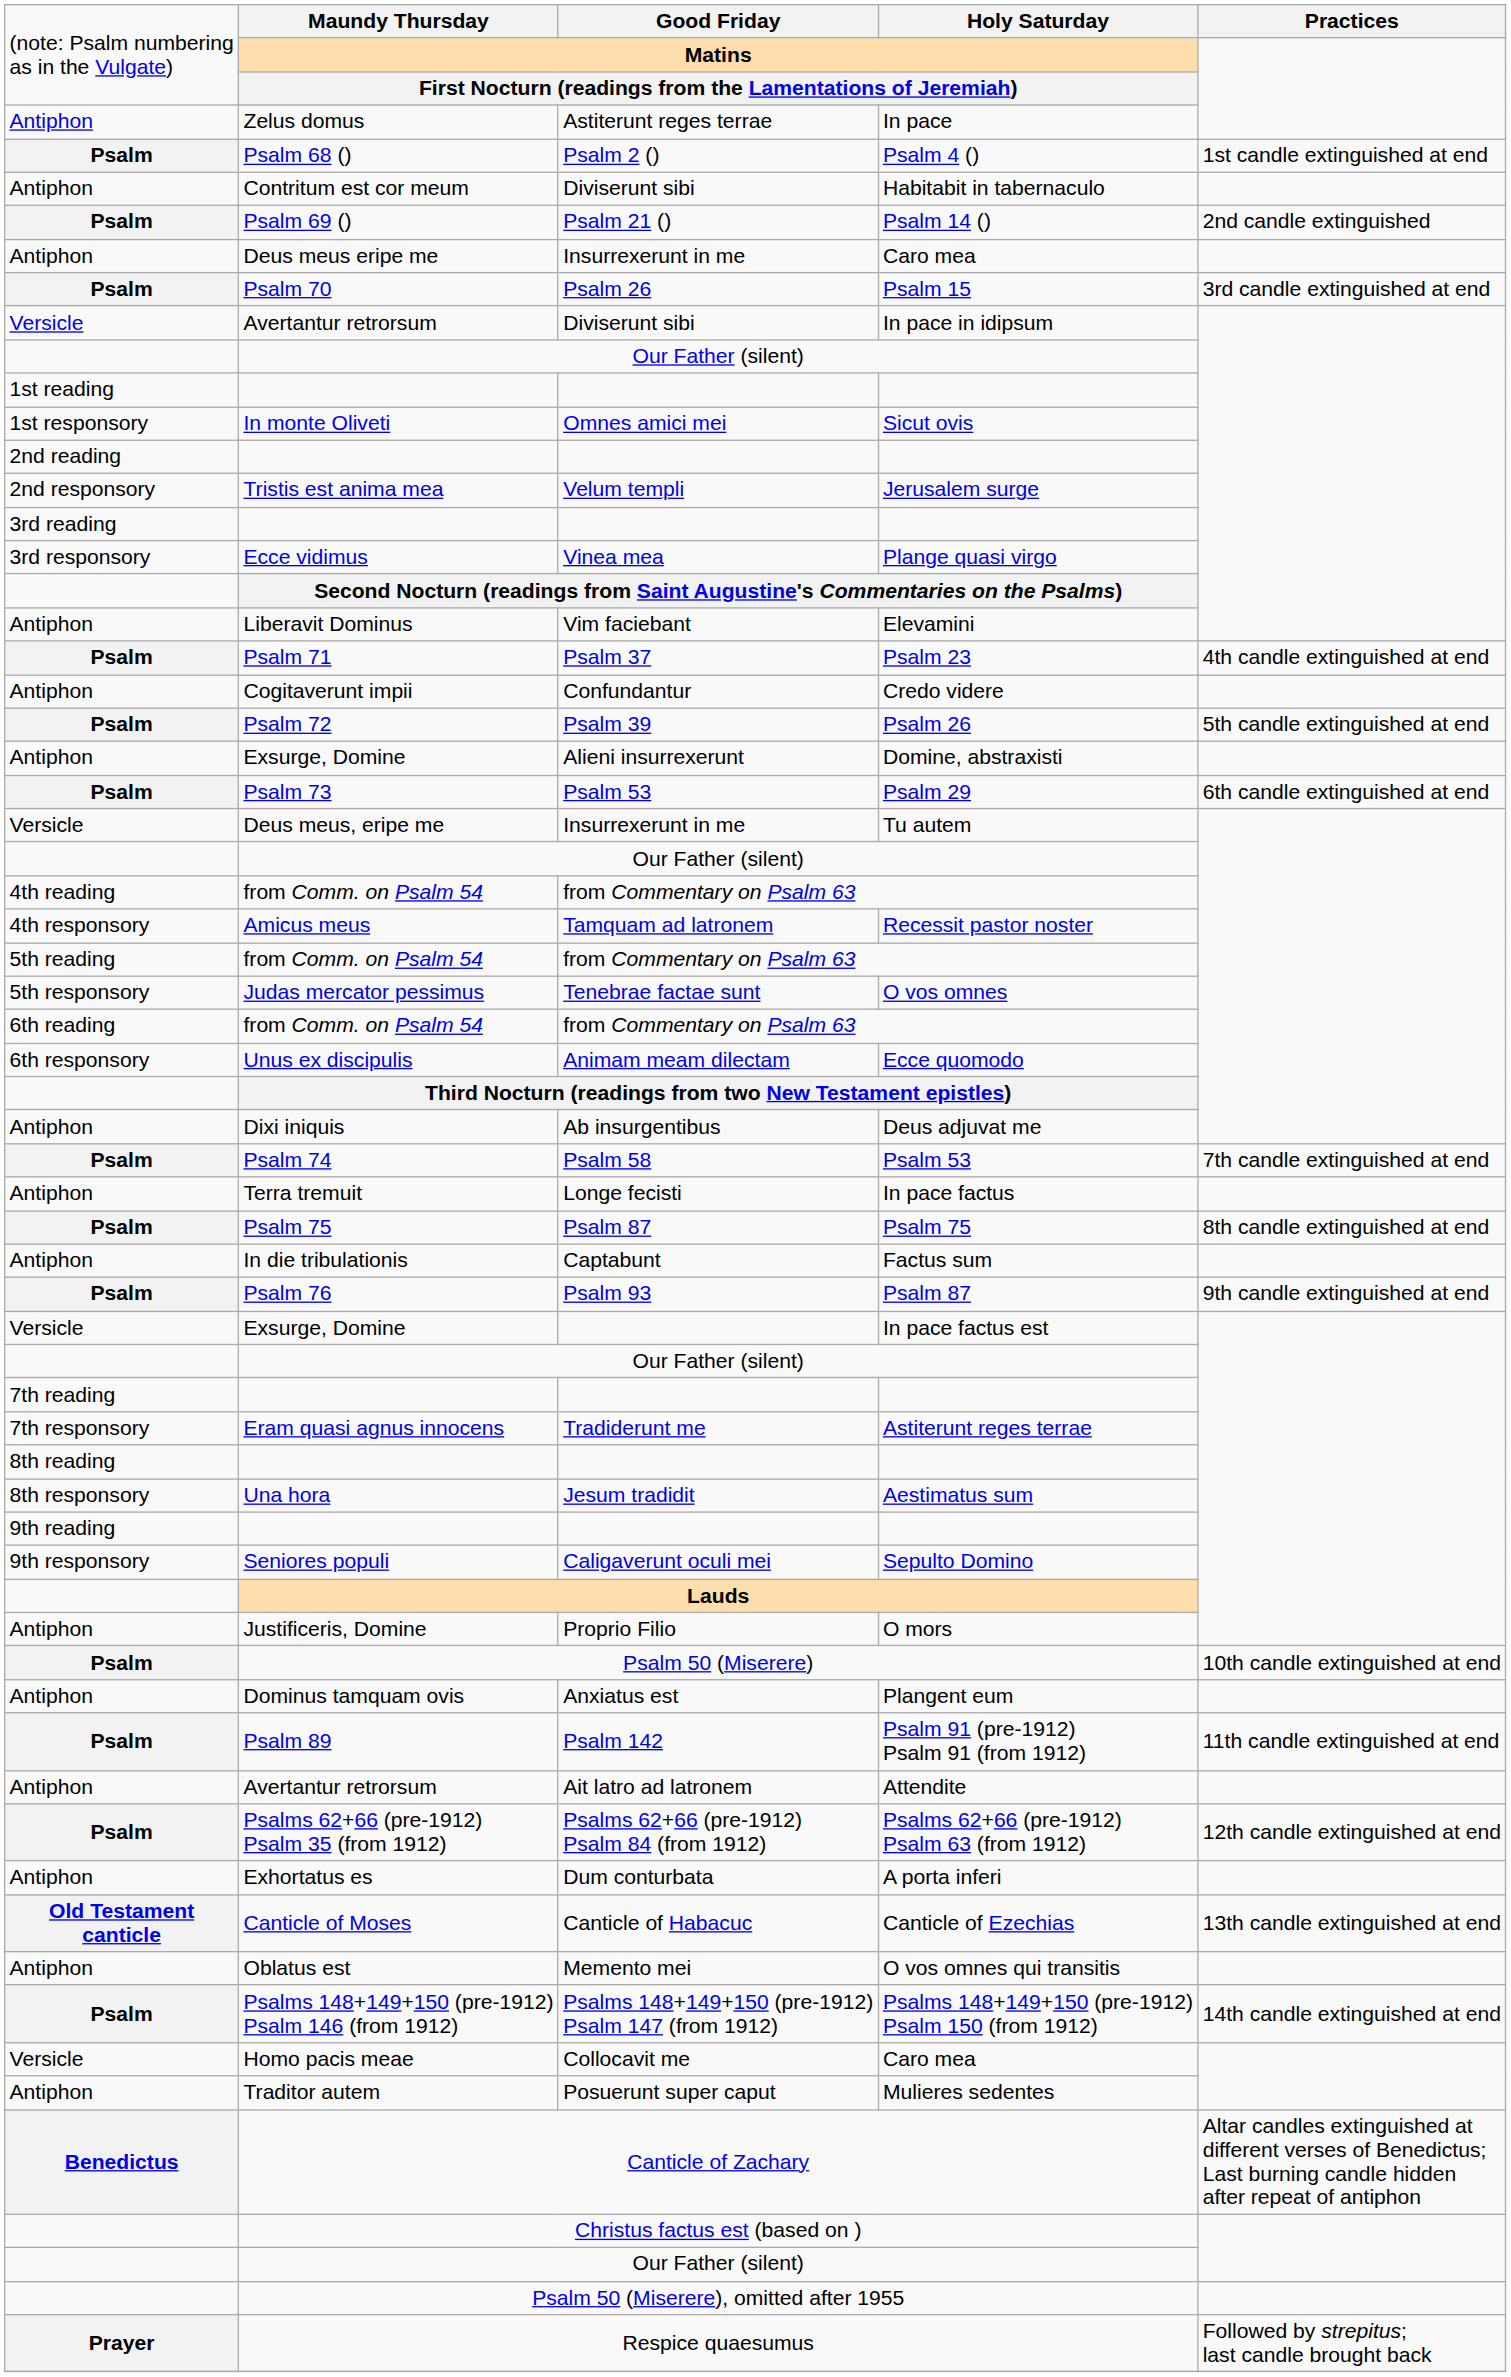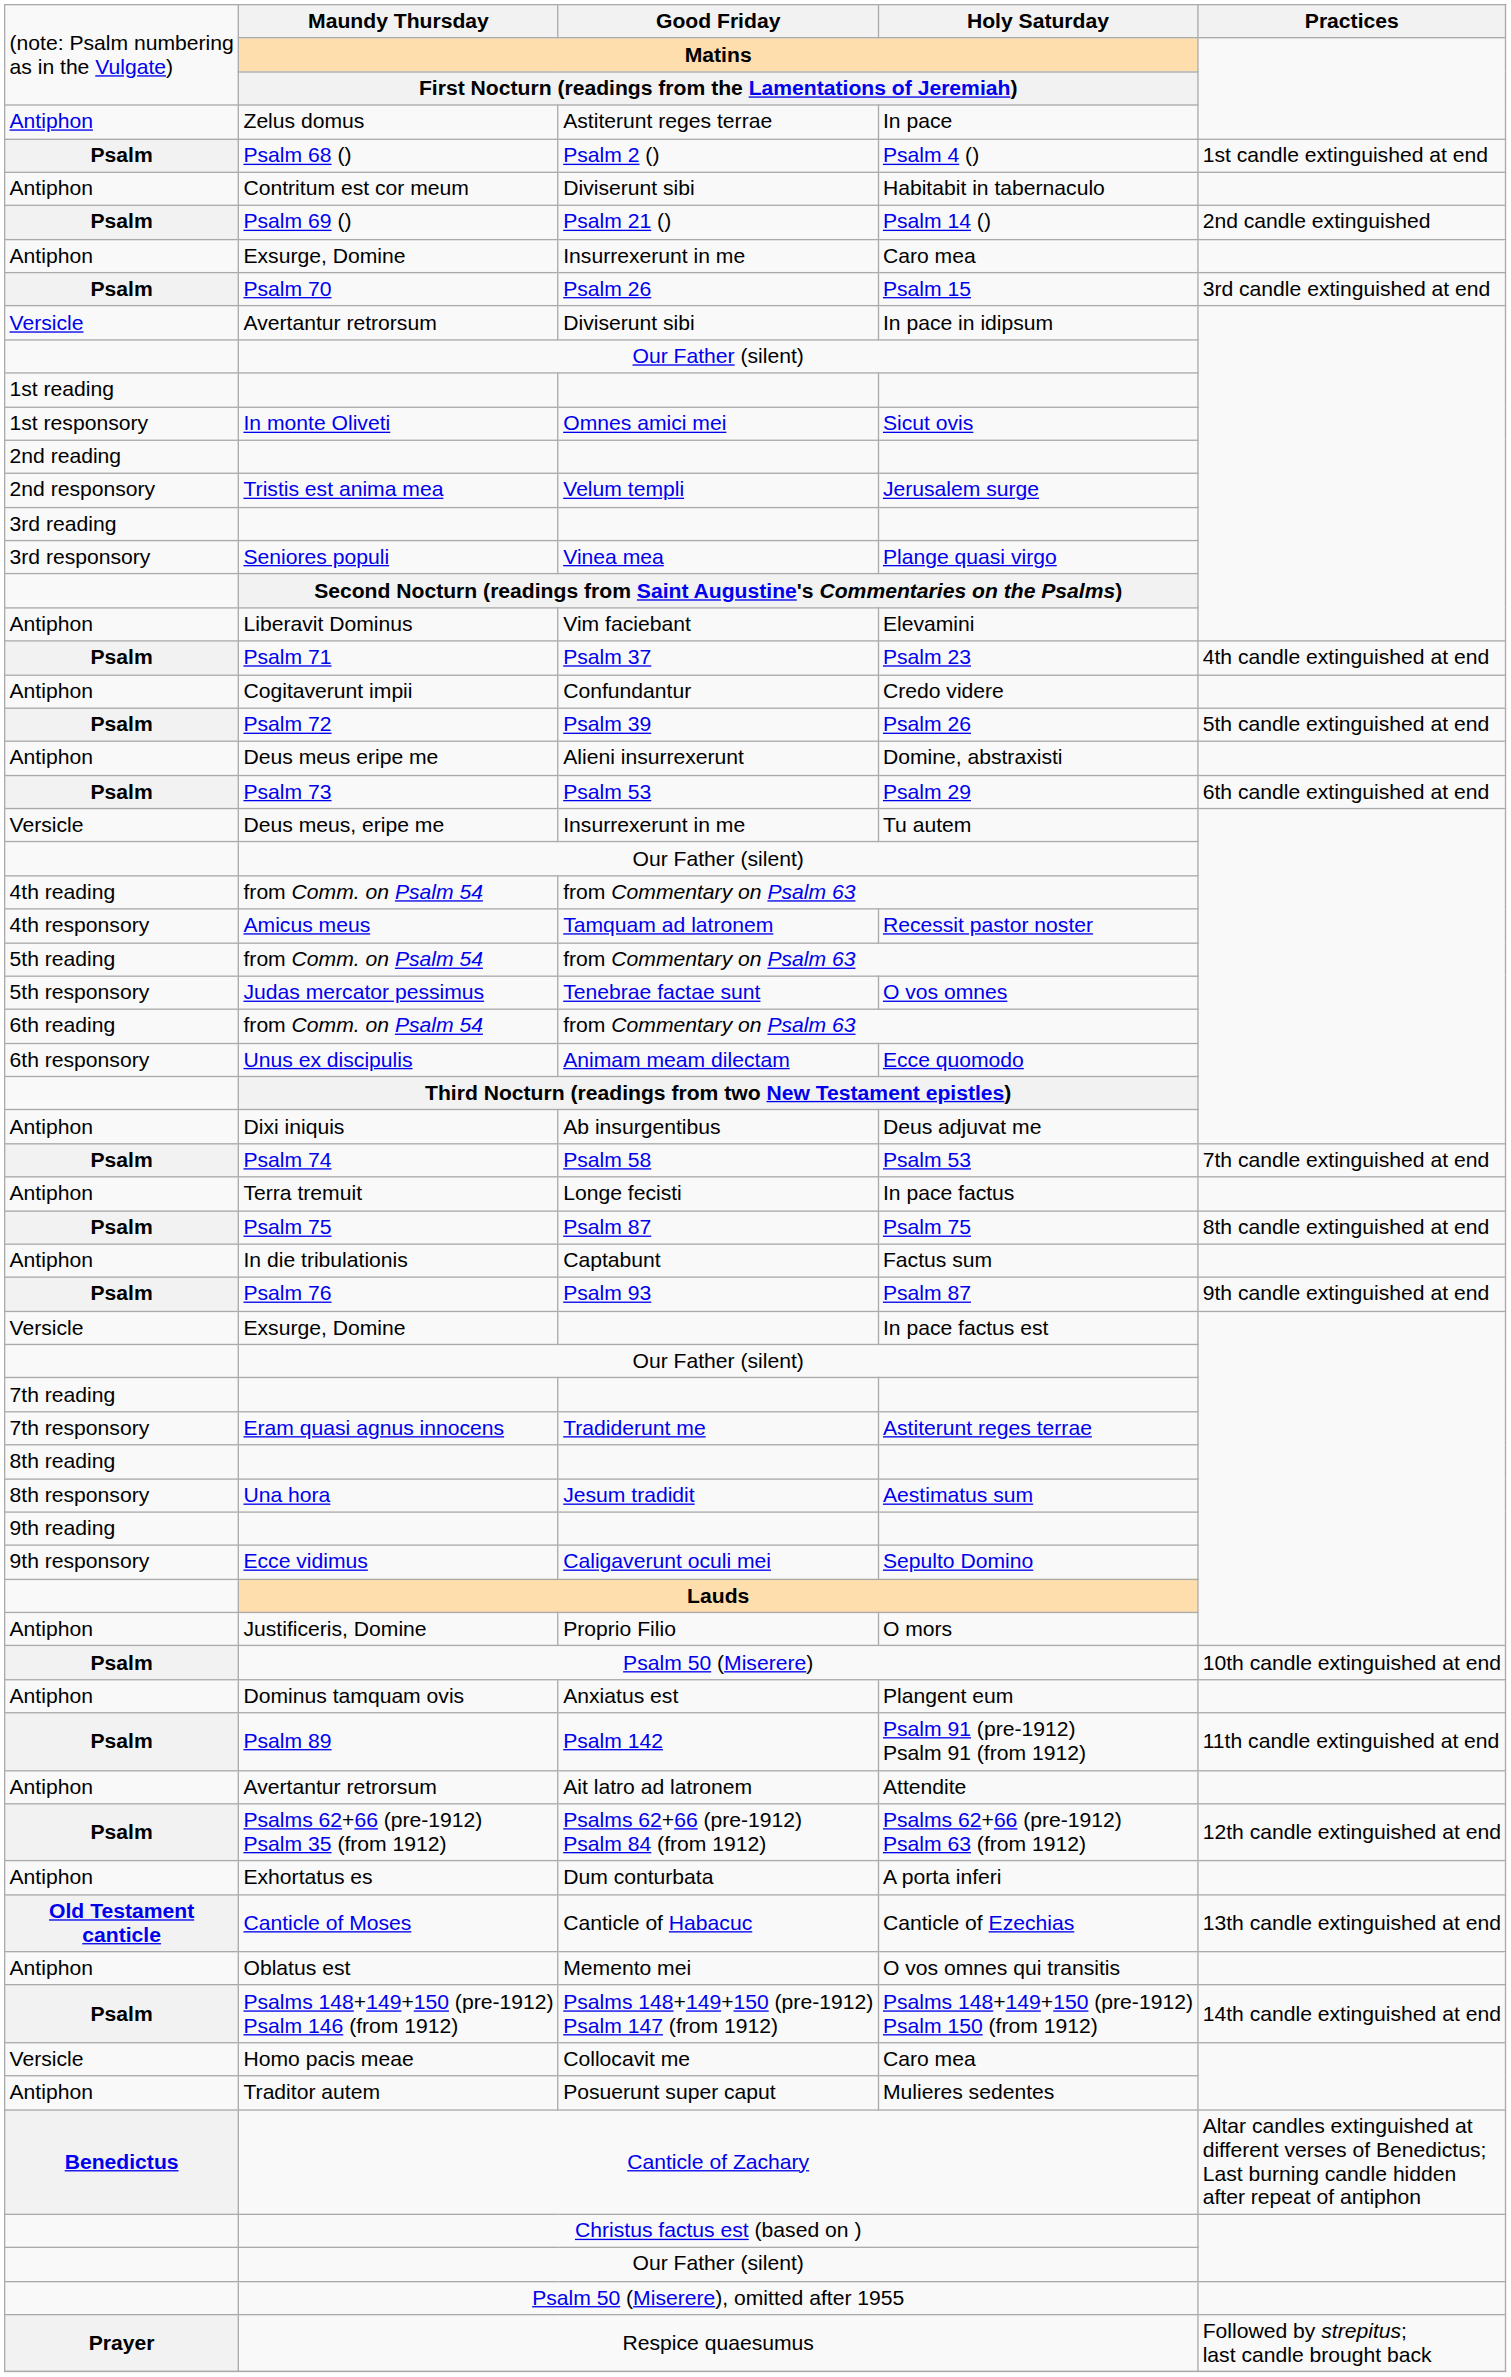(341, 255) Deus meus eripe me -> (324, 255) Exsurge, Domine
(306, 557) Ecce vidimus -> (316, 557) Seniores populi
(324, 758) Exsurge, Domine -> (341, 758) Deus meus eripe me
(316, 1562) Seniores populi -> (306, 1562) Ecce vidimus
